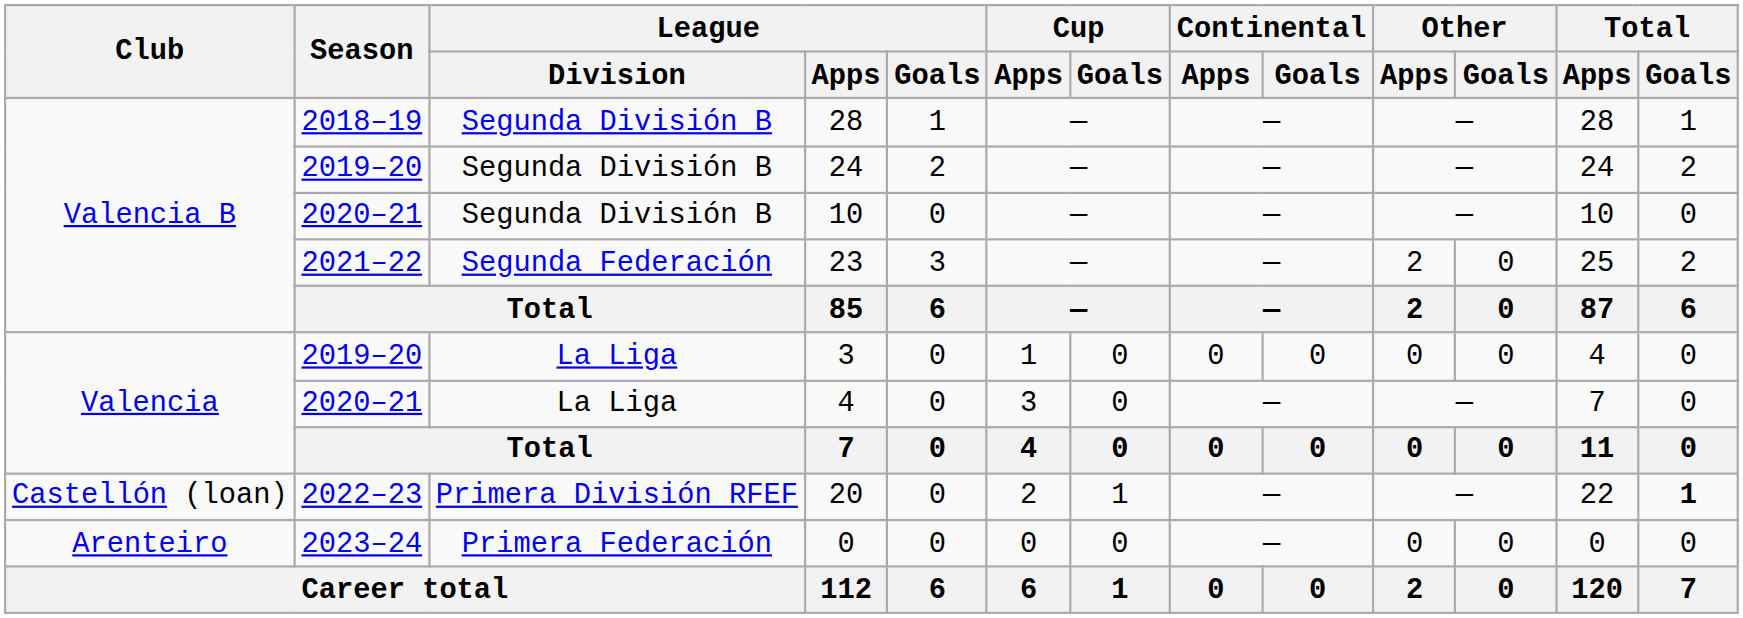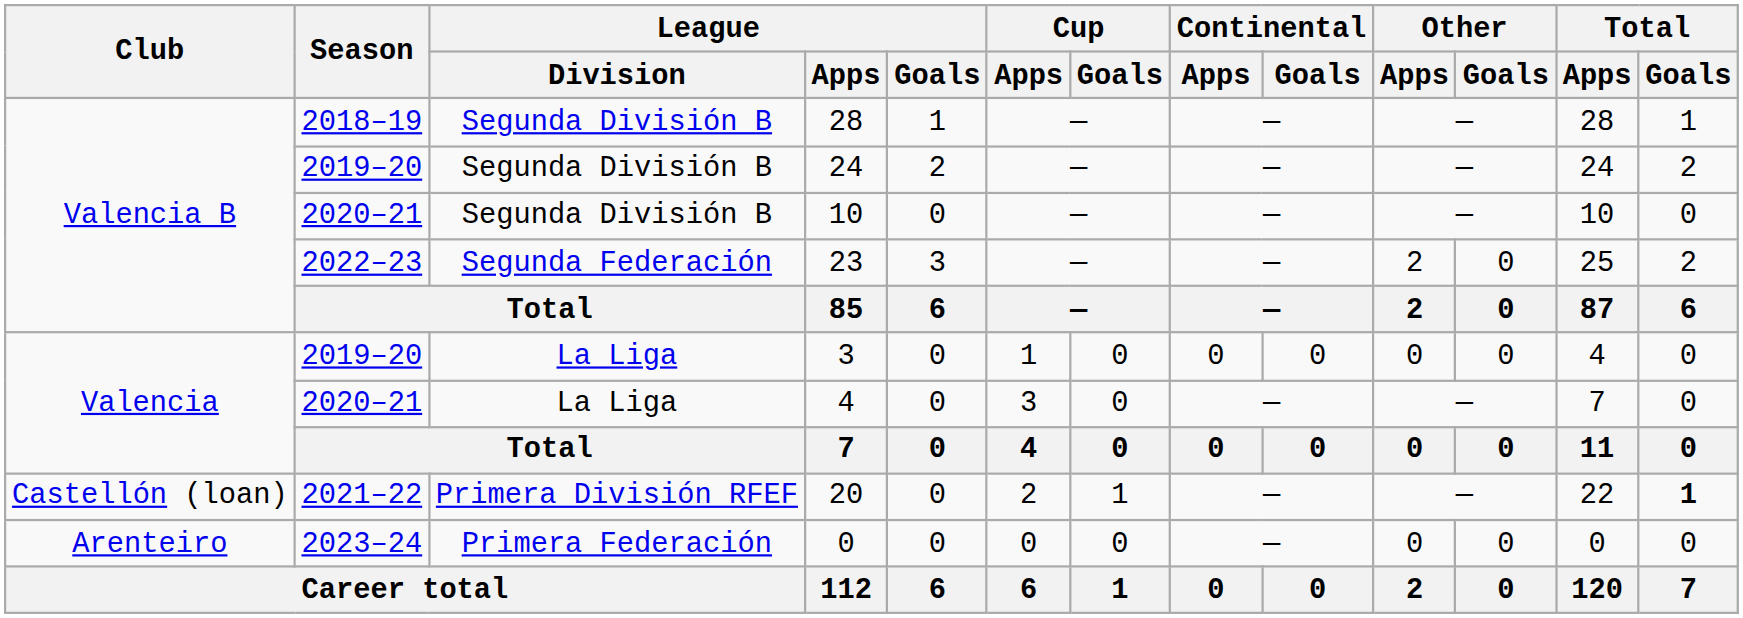(362, 263) 2021–22 -> (362, 263) 2022–23
(362, 497) 2022–23 -> (362, 497) 2021–22
